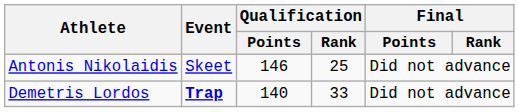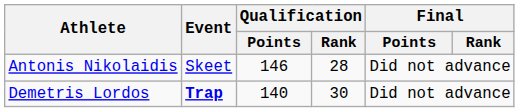(339, 67) 25 -> (339, 67) 28
(339, 94) 33 -> (339, 94) 30
